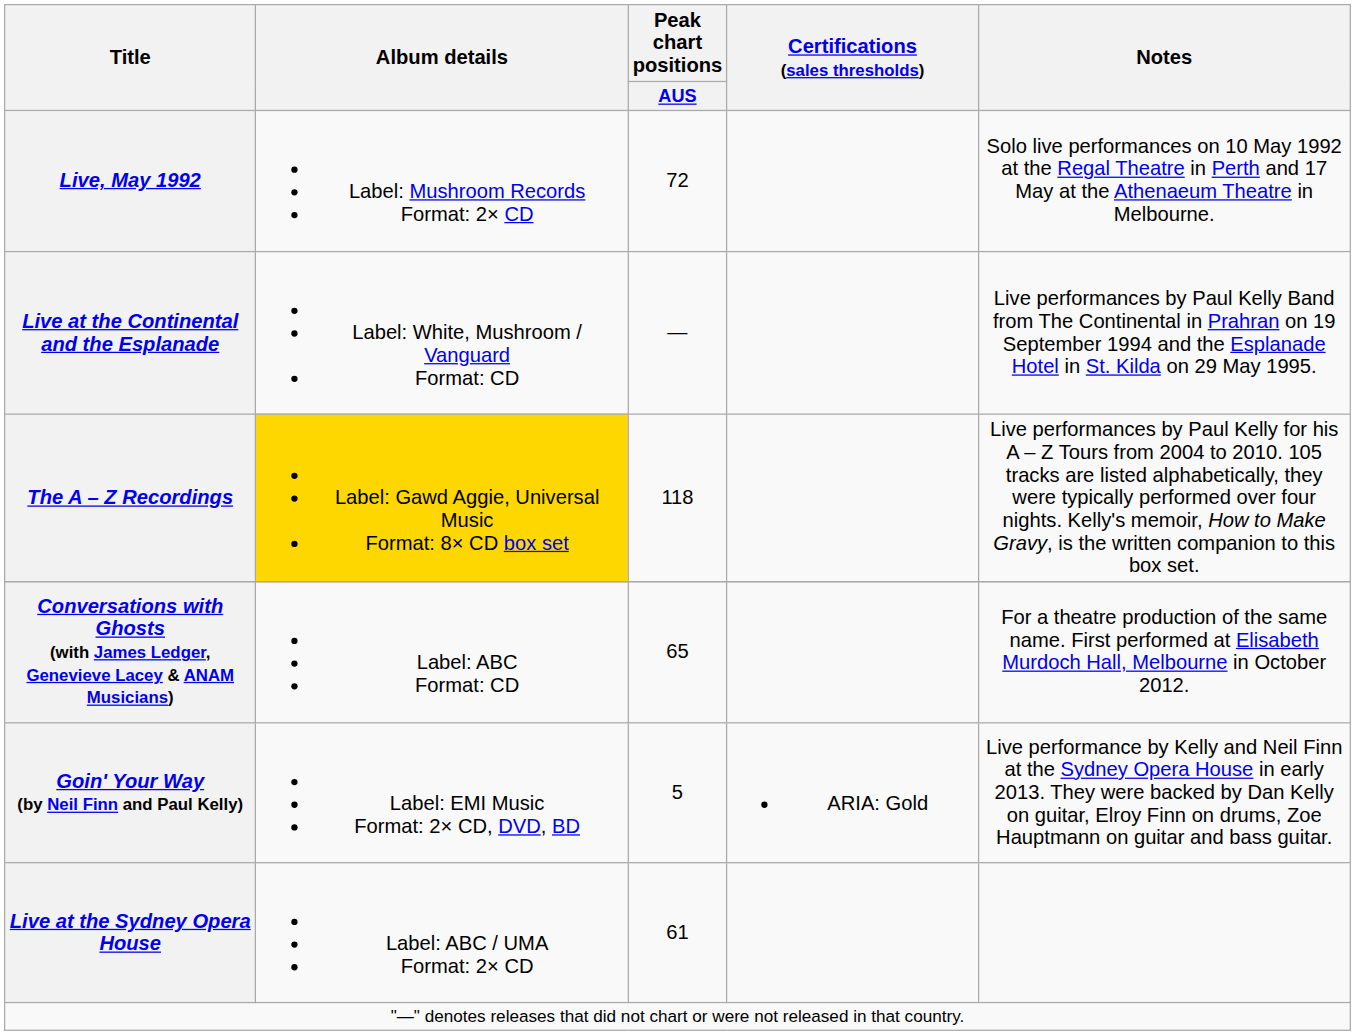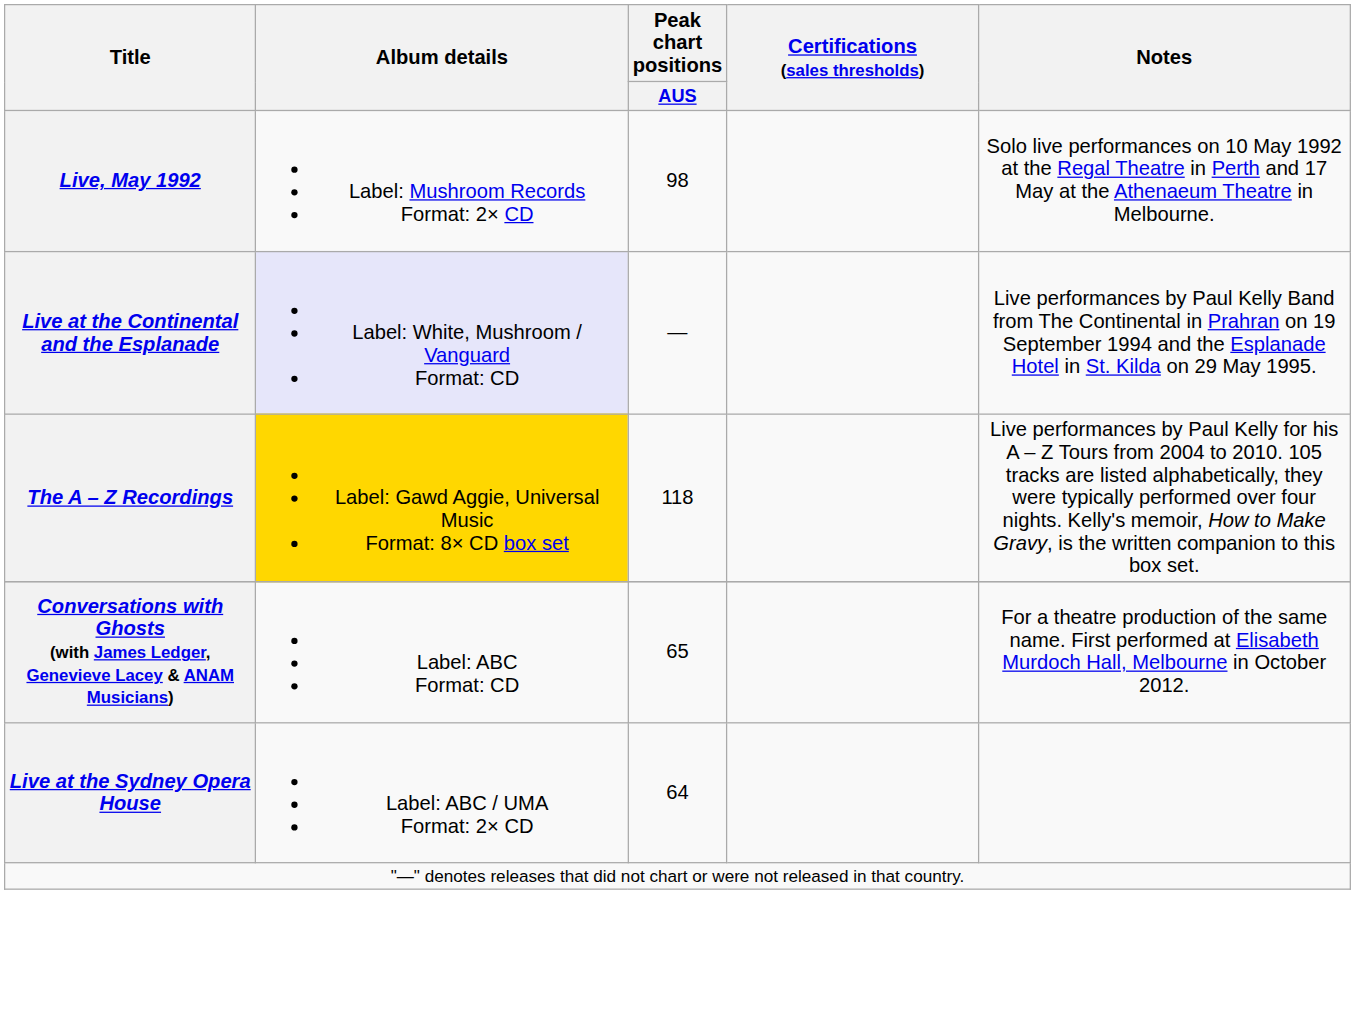(677, 180) 72 -> (677, 180) 98
(442, 344) no background -> (442, 344) lavender background
- row: (130, 792)
(677, 932) 61 -> (677, 792) 64
